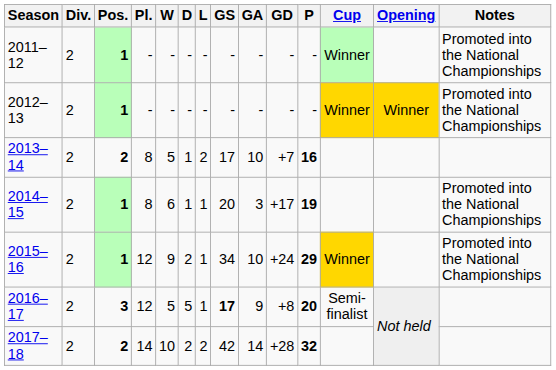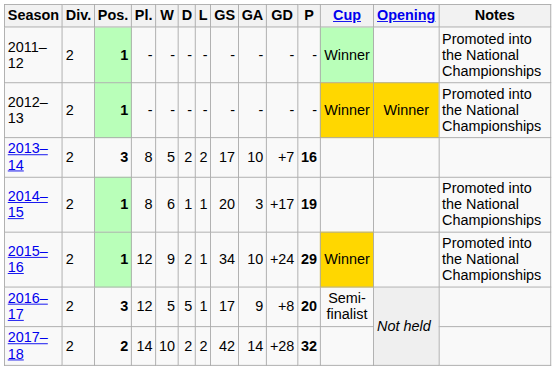(124, 157) 2 -> (124, 157) 3
(188, 157) 1 -> (188, 157) 2
(227, 306) bold -> (227, 306) normal
